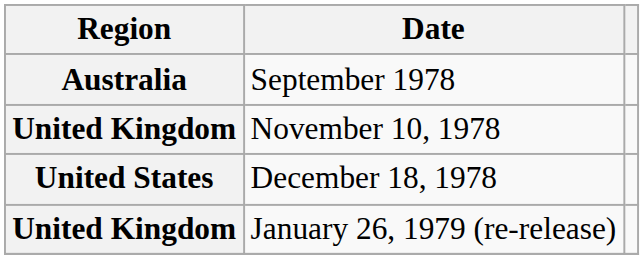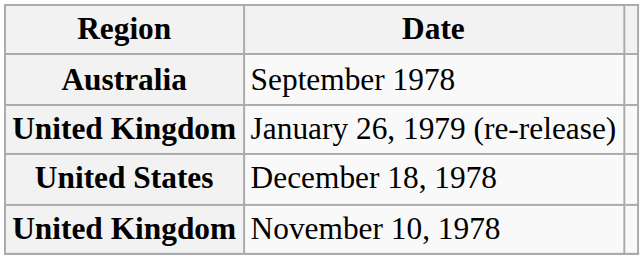rows swapped: (376, 128) <-> (433, 228)
